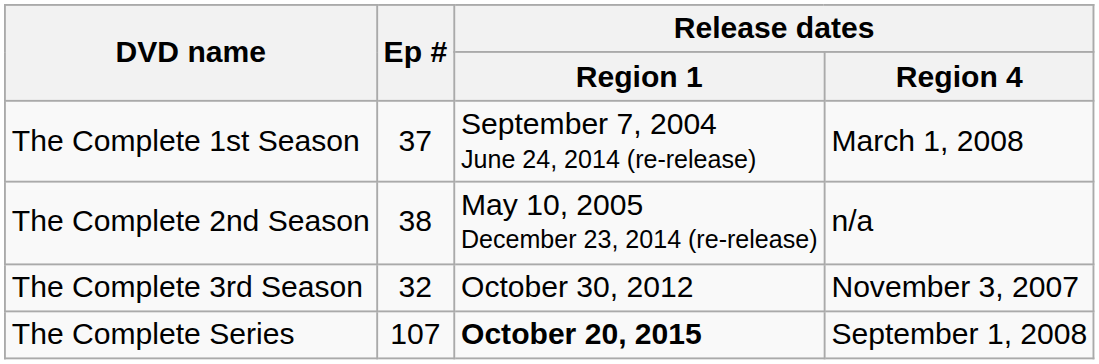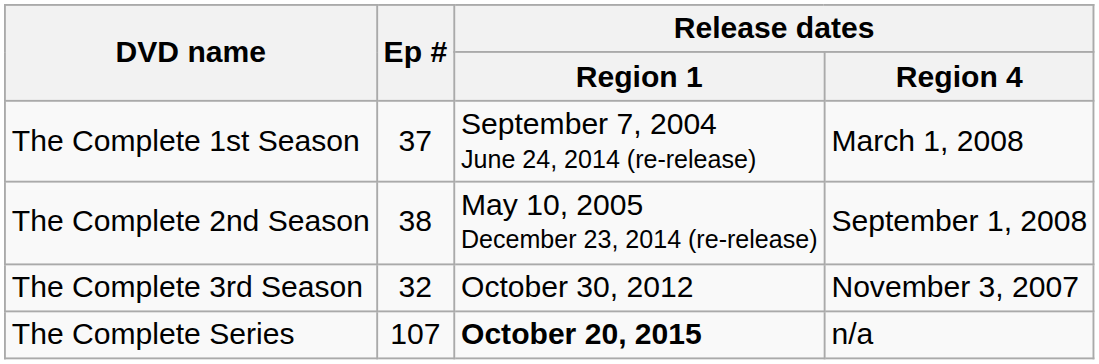(852, 222) n/a -> (959, 222) September 1, 2008
(959, 334) September 1, 2008 -> (852, 334) n/a
